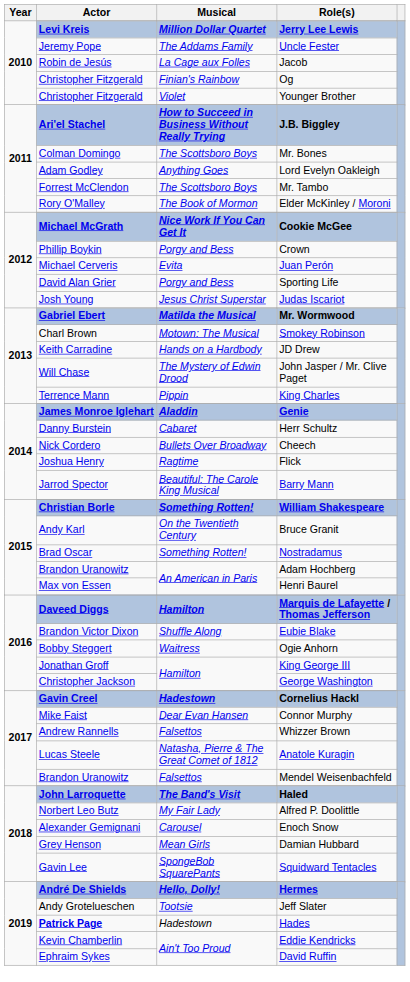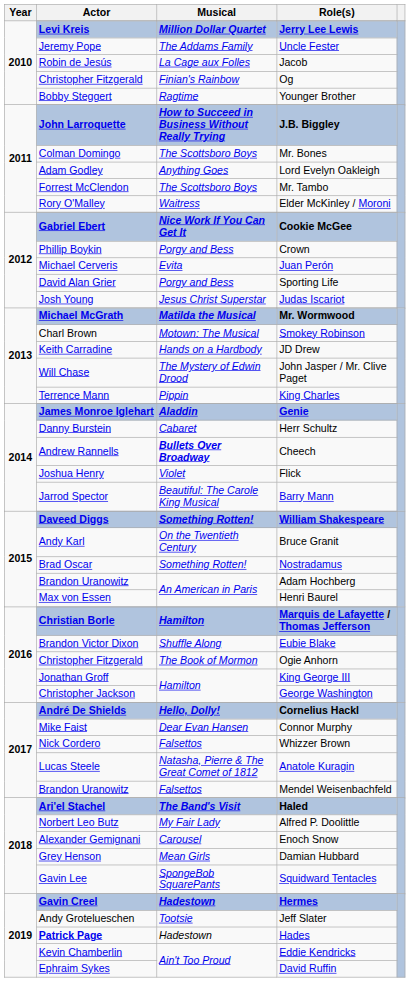(91, 96) Christopher Fitzgerald -> (75, 96) Bobby Steggert
(172, 96) Violet -> (179, 96) Ragtime
(72, 125) Ari'el Stachel -> (82, 125) John Larroquette
(208, 204) The Book of Mormon -> (179, 204) Waitress
(81, 226) Michael McGrath -> (72, 226) Gabriel Ebert
(72, 316) Gabriel Ebert -> (81, 316) Michael McGrath
(70, 445) Nick Cordero -> (79, 451) Andrew Rannells
(213, 445) normal -> (190, 451) bold
(179, 462) Ragtime -> (172, 474) Violet
(77, 507) Christian Borle -> (74, 519) Daveed Diggs
(74, 609) Daveed Diggs -> (77, 621) Christian Borle
(75, 648) Bobby Steggert -> (91, 660) Christopher Fitzgerald
(179, 648) Waitress -> (208, 660) The Book of Mormon
(68, 698) Gavin Creel -> (83, 710) André De Shields
(187, 698) Hadestown -> (189, 710) Hello, Dolly!
(79, 732) Andrew Rannells -> (70, 744) Nick Cordero
(82, 794) John Larroquette -> (72, 806) Ari'el Stachel
(83, 890) André De Shields -> (68, 902) Gavin Creel
(189, 890) Hello, Dolly! -> (187, 902) Hadestown
